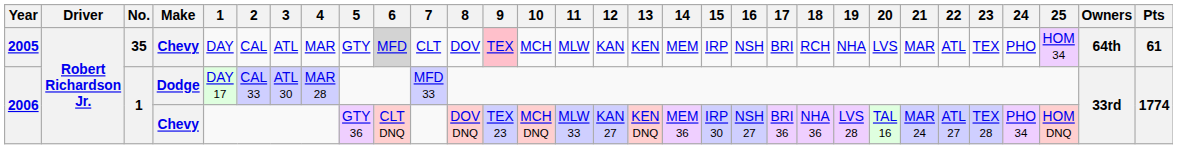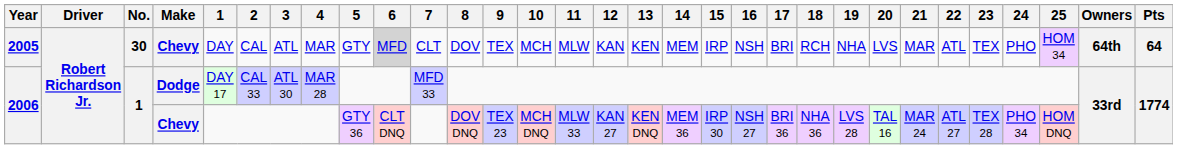(139, 47) 35 -> (139, 47) 30
(500, 47) pink background -> (500, 47) no background
(1154, 47) 61 -> (1154, 47) 64
